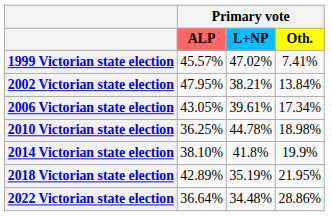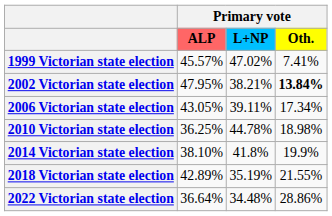(300, 84) normal -> (301, 84) bold
(251, 107) 39.61% -> (251, 107) 39.11%
(300, 176) 21.95% -> (301, 176) 21.55%
